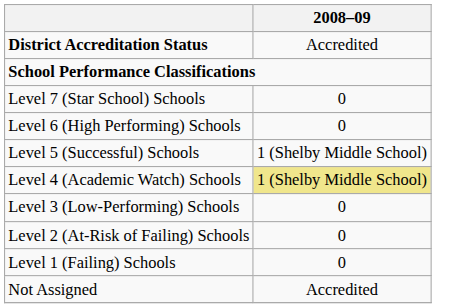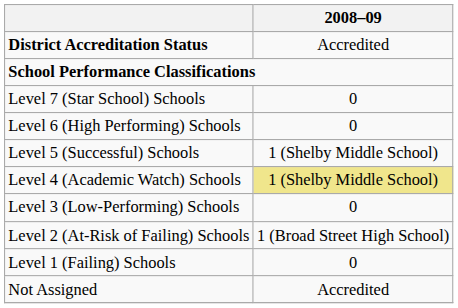(342, 234) 0 -> (353, 234) 1 (Broad Street High School)
